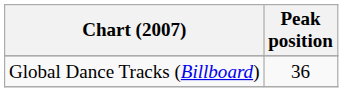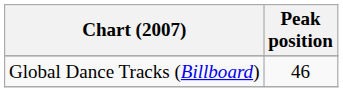(301, 71) 36 -> (301, 71) 46
